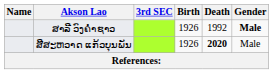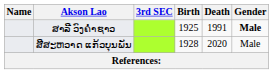(189, 28) 1926 -> (189, 28) 1925
(217, 28) 1992 -> (217, 28) 1991
(189, 44) 1926 -> (189, 44) 1928
(217, 44) bold -> (217, 44) normal
